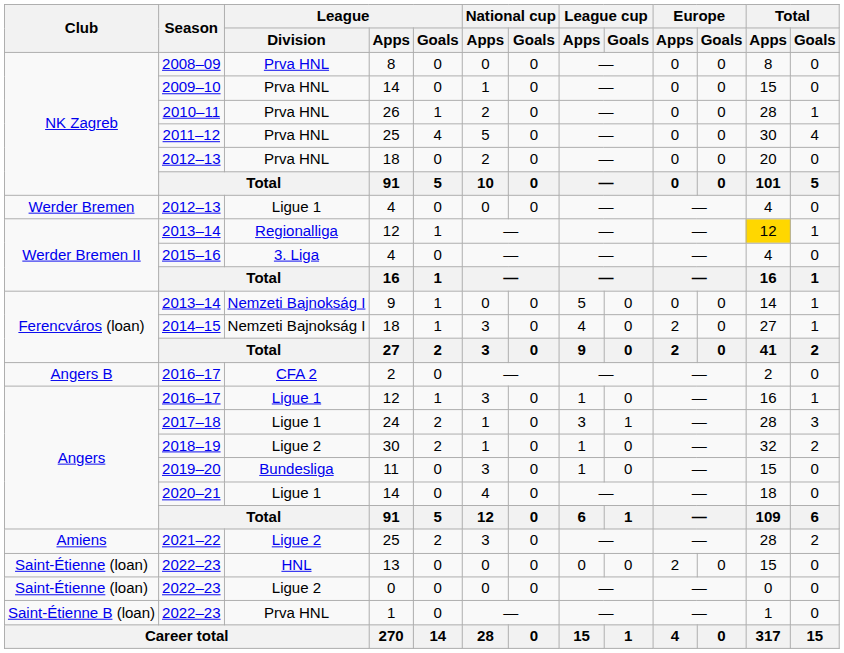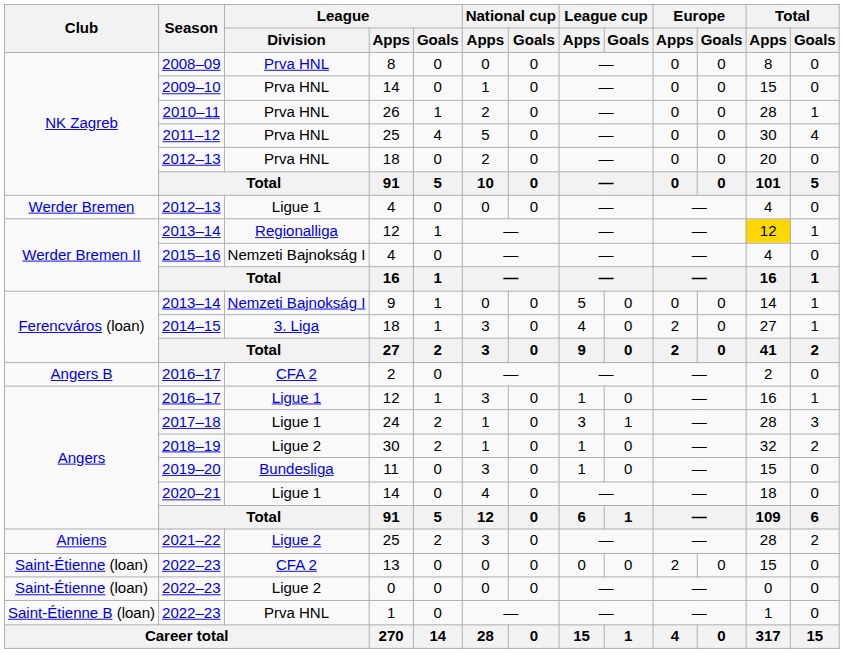(296, 254) 3. Liga -> (296, 254) Nemzeti Bajnokság I
(296, 326) Nemzeti Bajnokság I -> (296, 326) 3. Liga
(296, 565) HNL -> (296, 565) CFA 2
